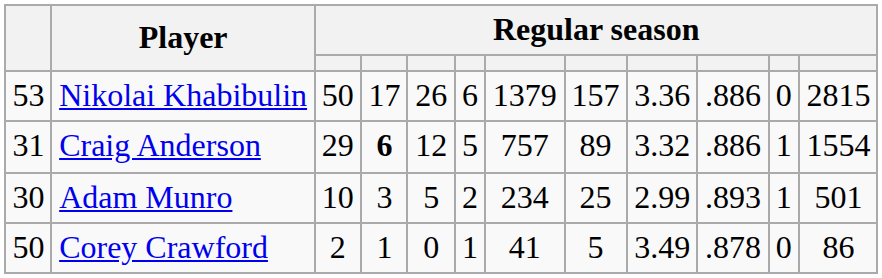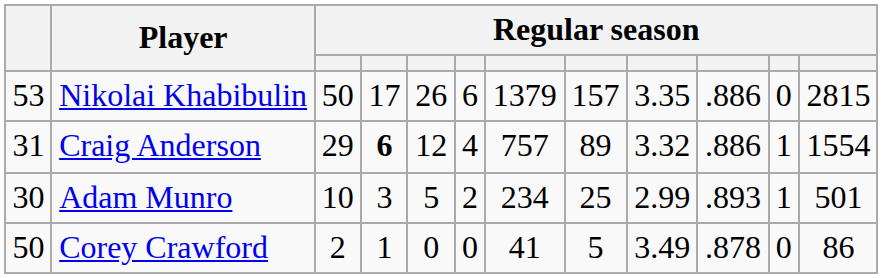(662, 95) 3.36 -> (662, 95) 3.35
(470, 146) 5 -> (470, 146) 4
(470, 247) 1 -> (470, 247) 0
